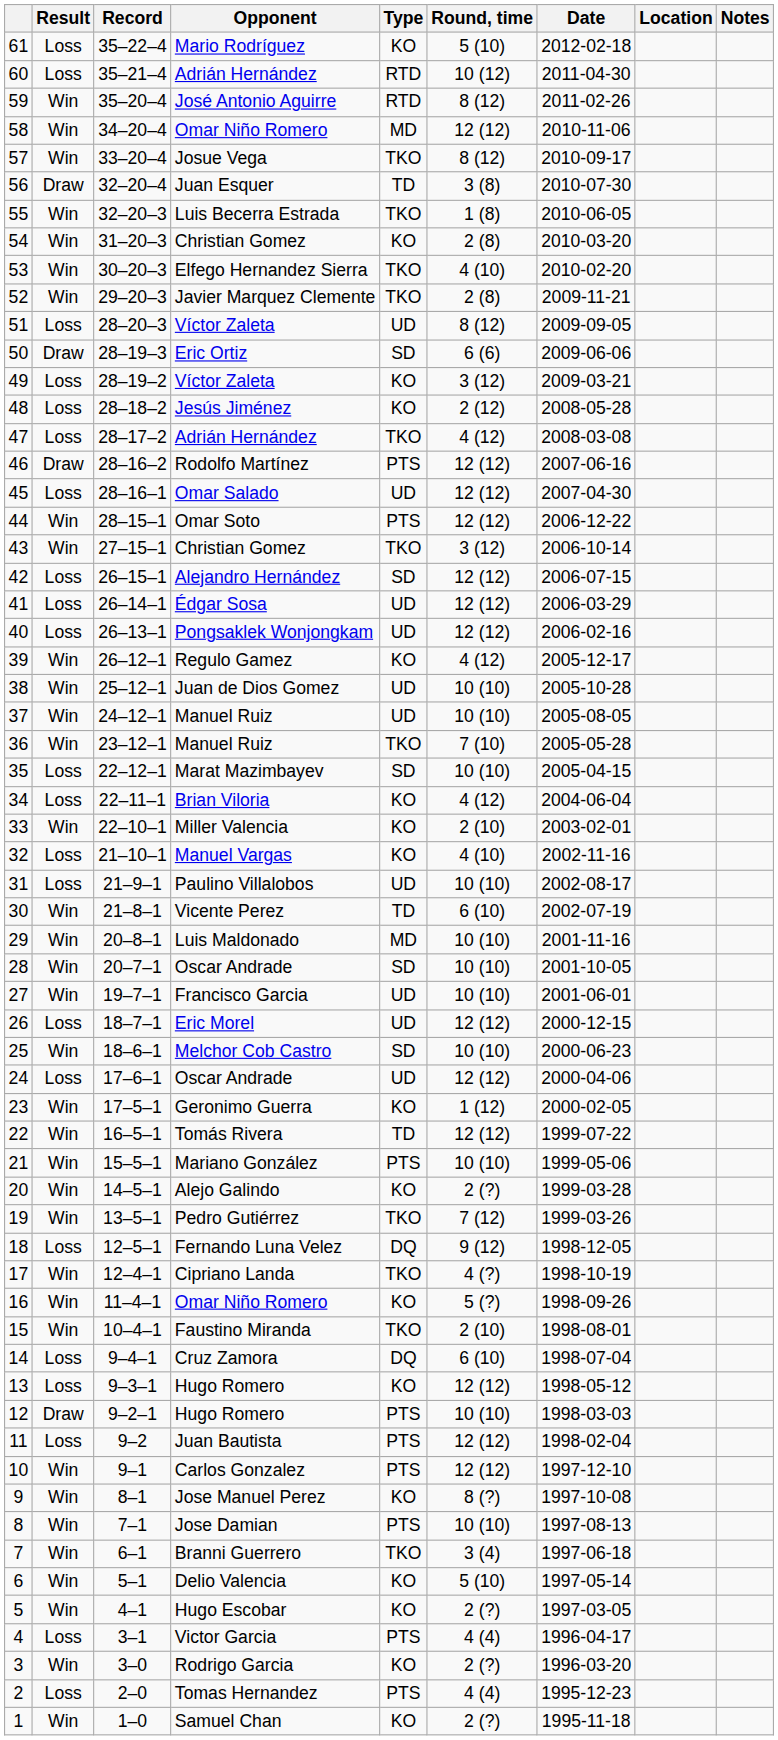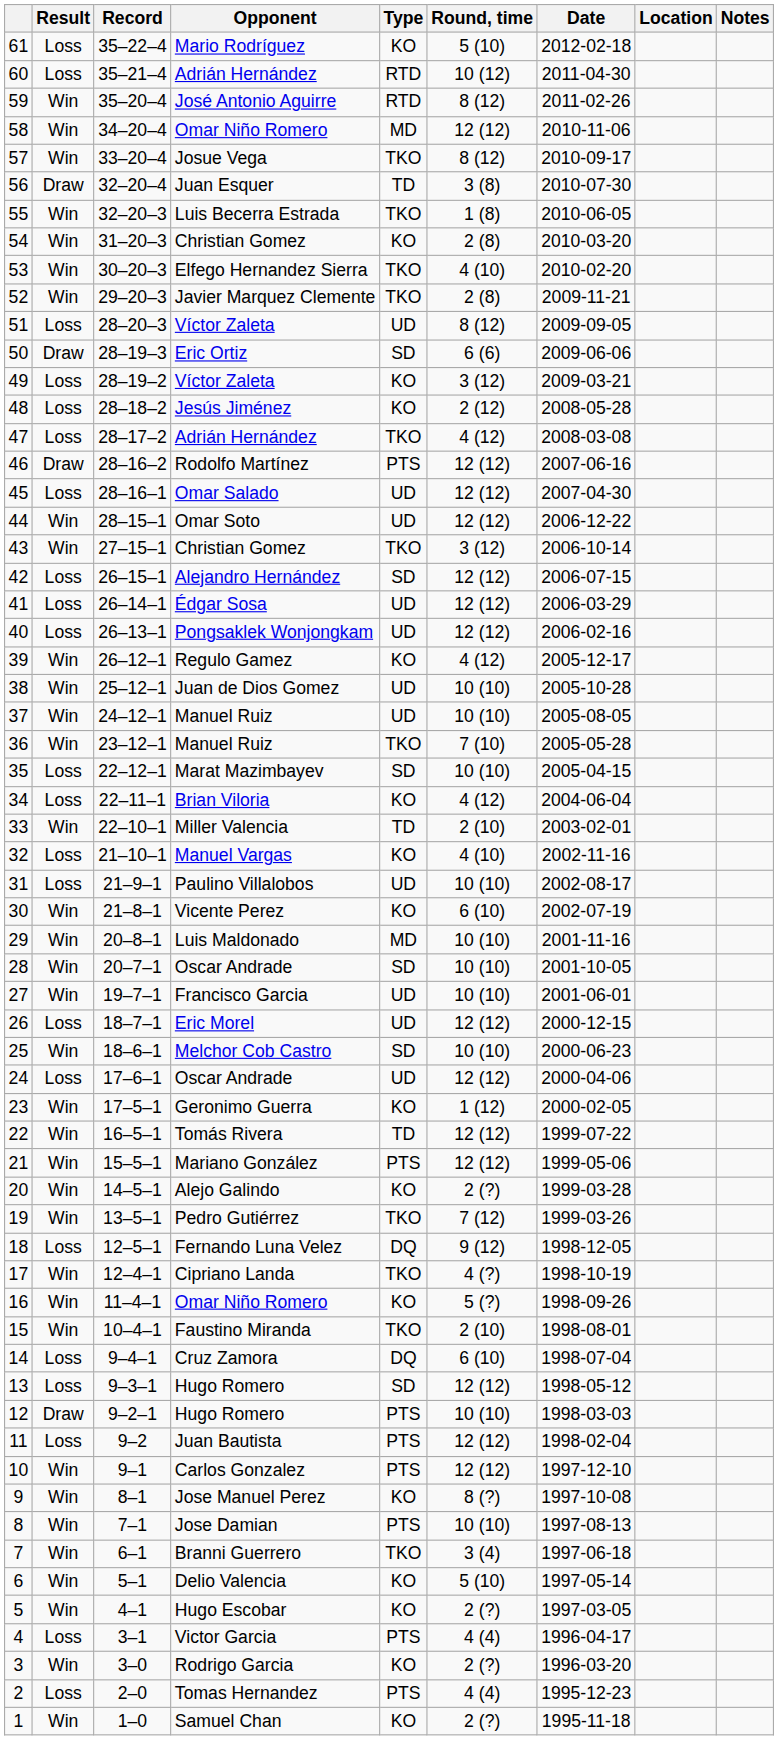(403, 520) PTS -> (403, 520) UD
(403, 827) KO -> (403, 827) TD
(403, 911) TD -> (403, 911) KO
(482, 1162) 10 (10) -> (482, 1162) 12 (12)
(403, 1386) KO -> (403, 1386) SD
